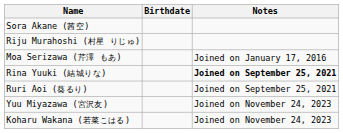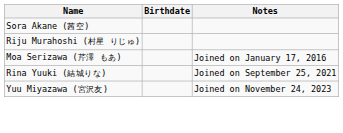(265, 73) bold -> (265, 73) normal
- row: (47, 89)
- row: (68, 120)
